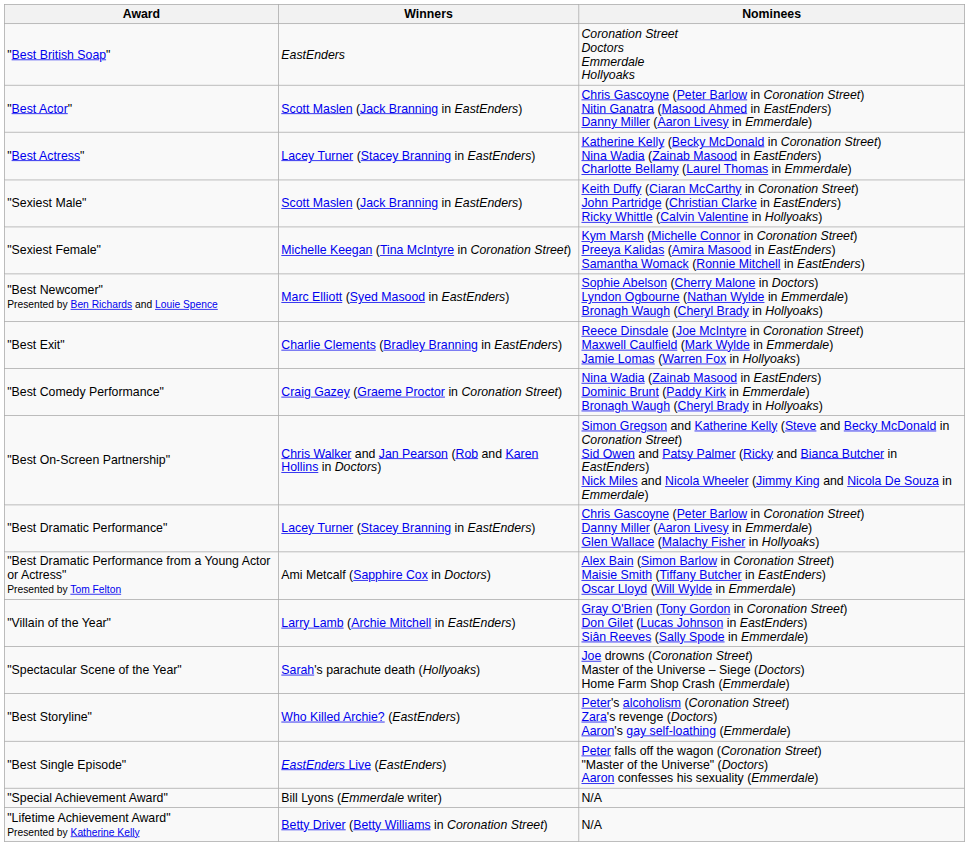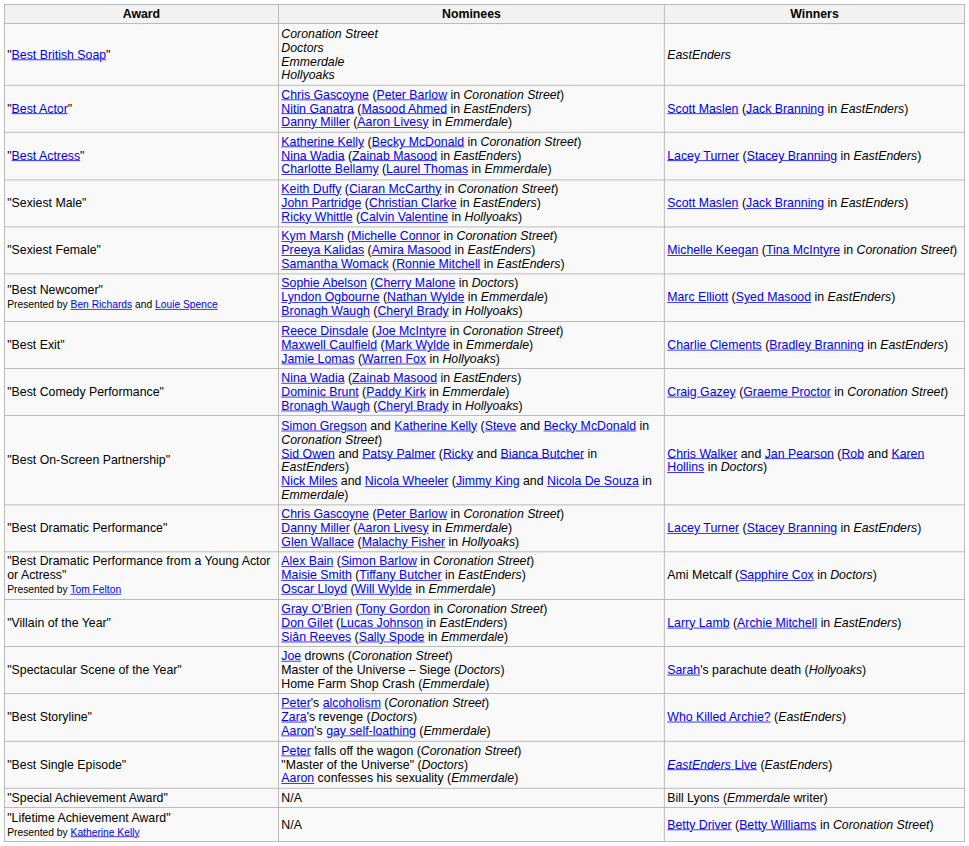columns swapped: (429, 14) <-> (772, 14)
